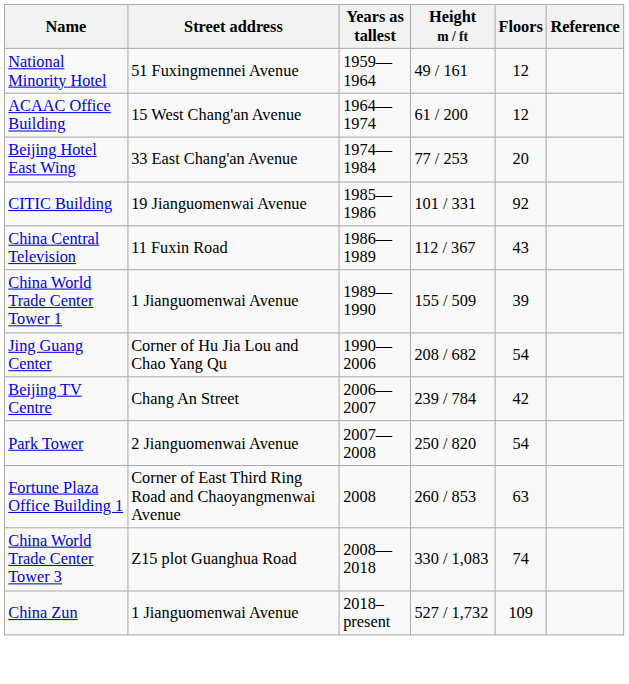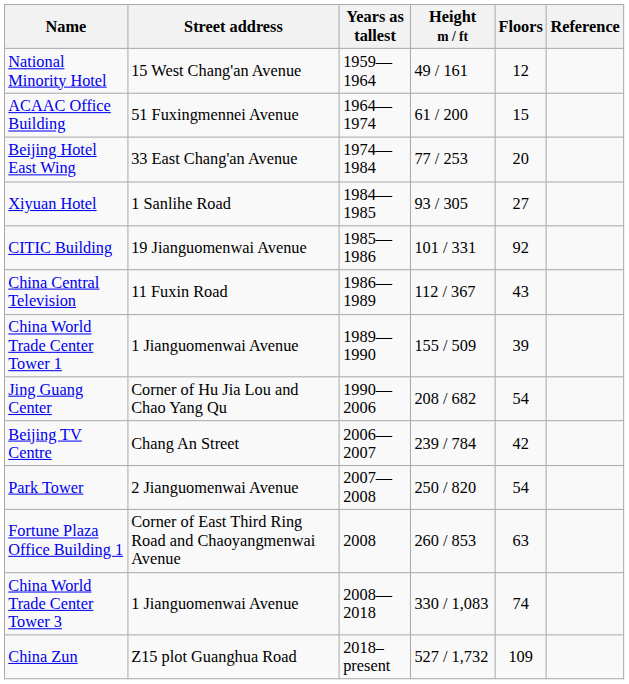(215, 70) 51 Fuxingmennei Avenue -> (216, 70) 15 West Chang'an Avenue
(216, 115) 15 West Chang'an Avenue -> (215, 115) 51 Fuxingmennei Avenue
(521, 115) 12 -> (521, 115) 15
+ row: (52, 203)
(214, 559) Z15 plot Guanghua Road -> (215, 603) 1 Jianguomenwai Avenue
(215, 612) 1 Jianguomenwai Avenue -> (214, 656) Z15 plot Guanghua Road
